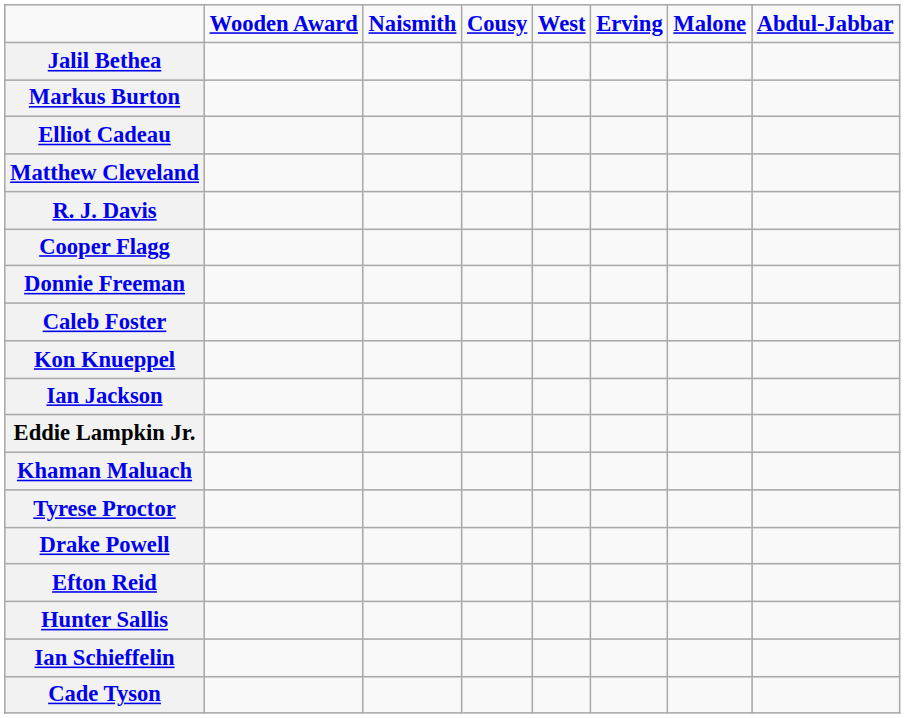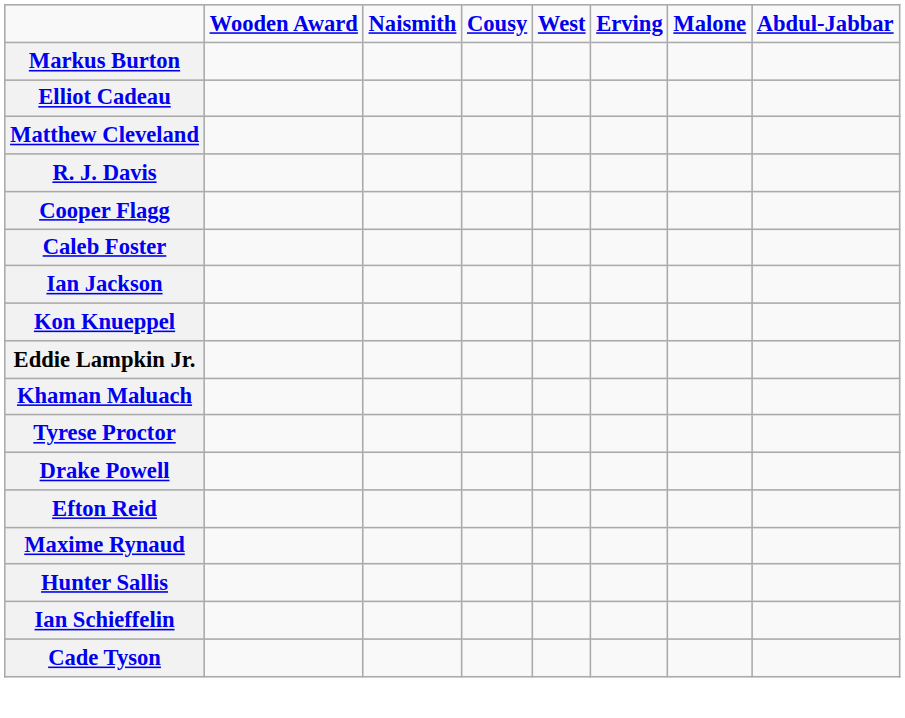- row: (105, 60)
- row: (105, 284)
rows swapped: (105, 396) <-> (105, 359)
+ row: (105, 545)
